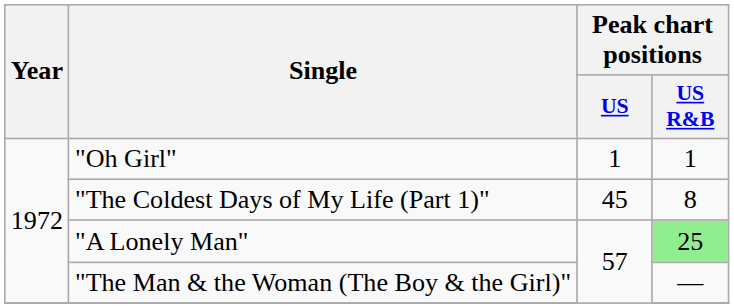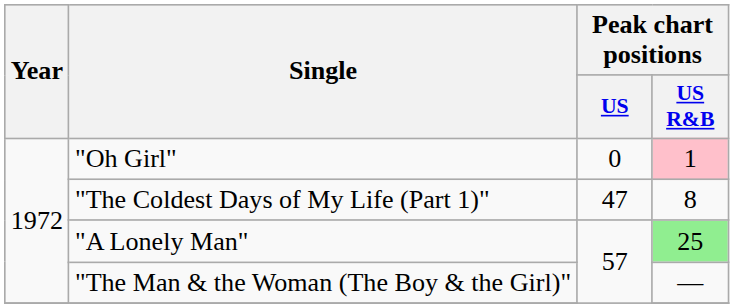(615, 158) 1 -> (615, 158) 0
(690, 158) no background -> (690, 158) pink background
(615, 199) 45 -> (615, 199) 47
